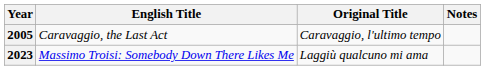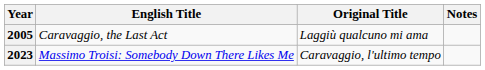(370, 34) Caravaggio, l'ultimo tempo -> (364, 34) Laggiù qualcuno mi ama
(364, 55) Laggiù qualcuno mi ama -> (370, 55) Caravaggio, l'ultimo tempo
